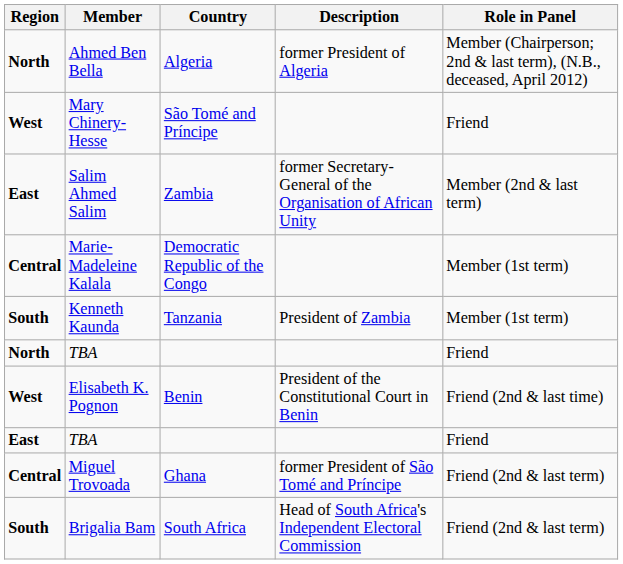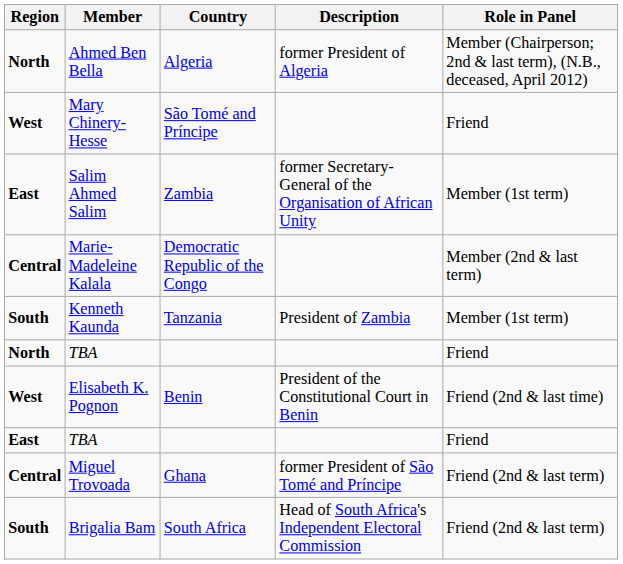(512, 194) Member (2nd & last term) -> (507, 194) Member (1st term)
(507, 265) Member (1st term) -> (512, 265) Member (2nd & last term)
